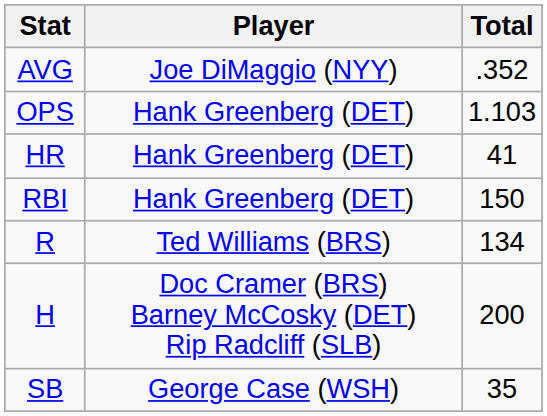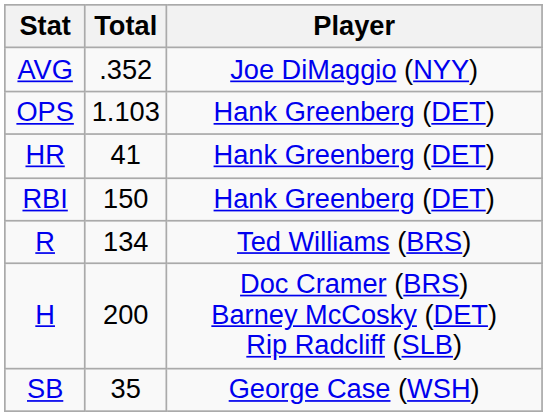columns swapped: (274, 26) <-> (502, 26)
